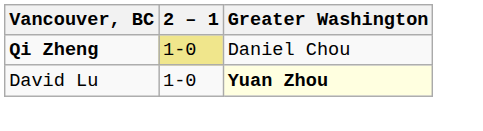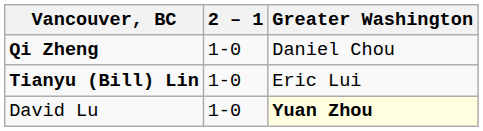(180, 50) khaki background -> (224, 50) no background
+ row: (104, 80)
